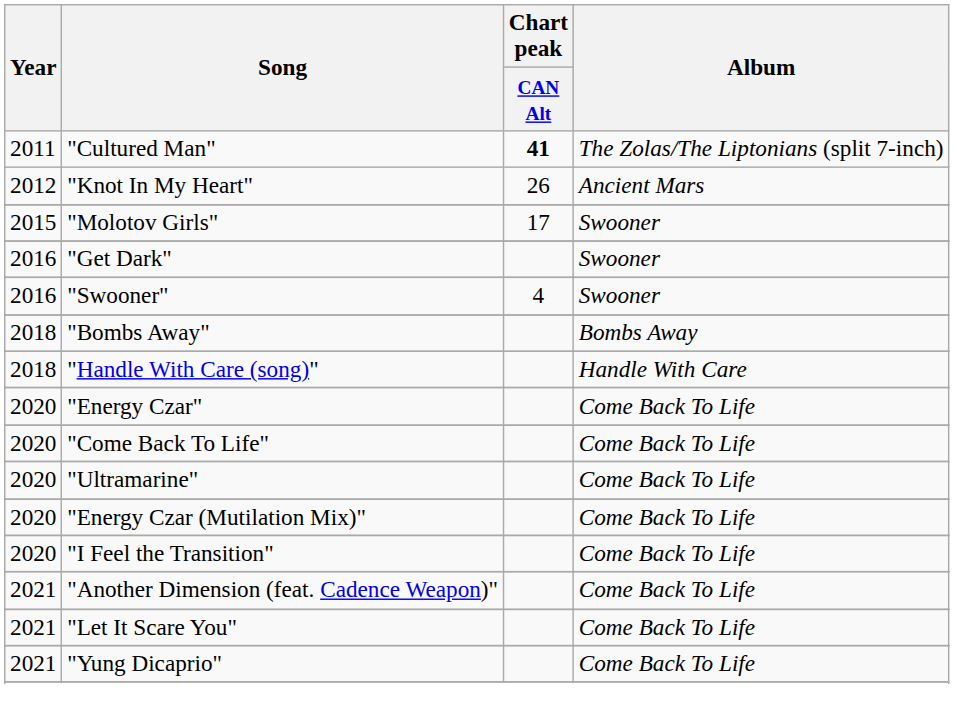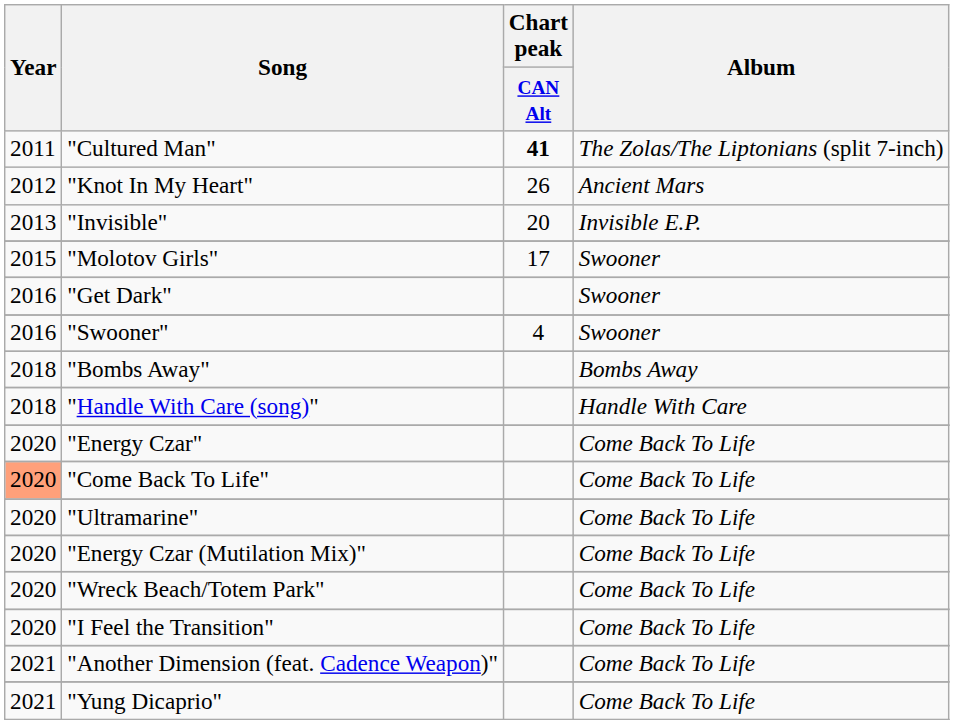+ row: (117, 222)
(33, 443) no background -> (33, 479) lightsalmon background
+ row: (196, 590)
- row: (152, 627)
